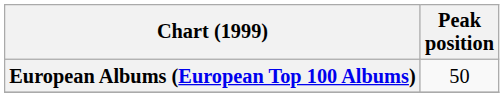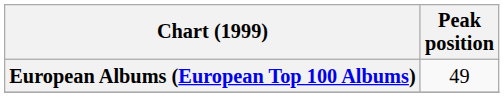(459, 75) 50 -> (459, 75) 49
